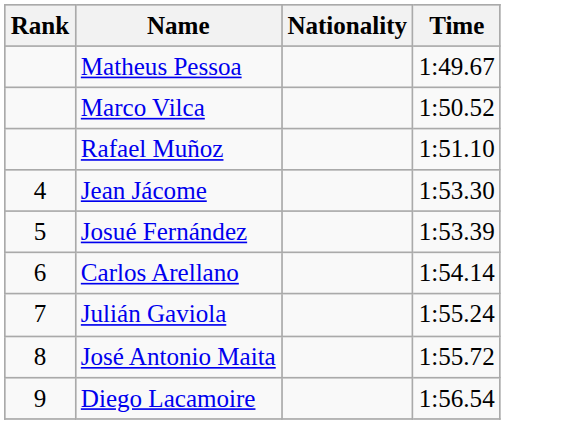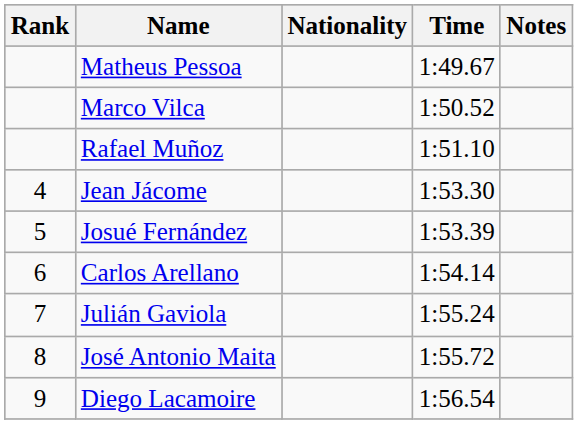+ column: (536, 25)
